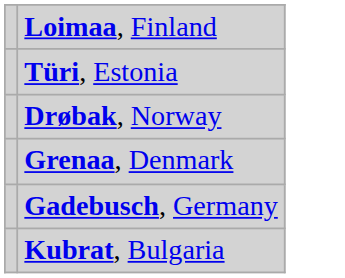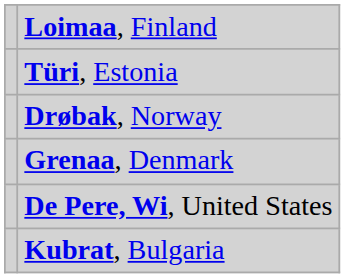- row: (151, 205)
+ row: (178, 205)
